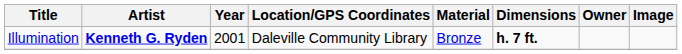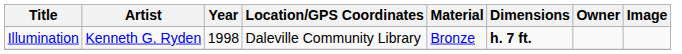(146, 37) bold -> (143, 37) normal
(230, 37) 2001 -> (223, 37) 1998
